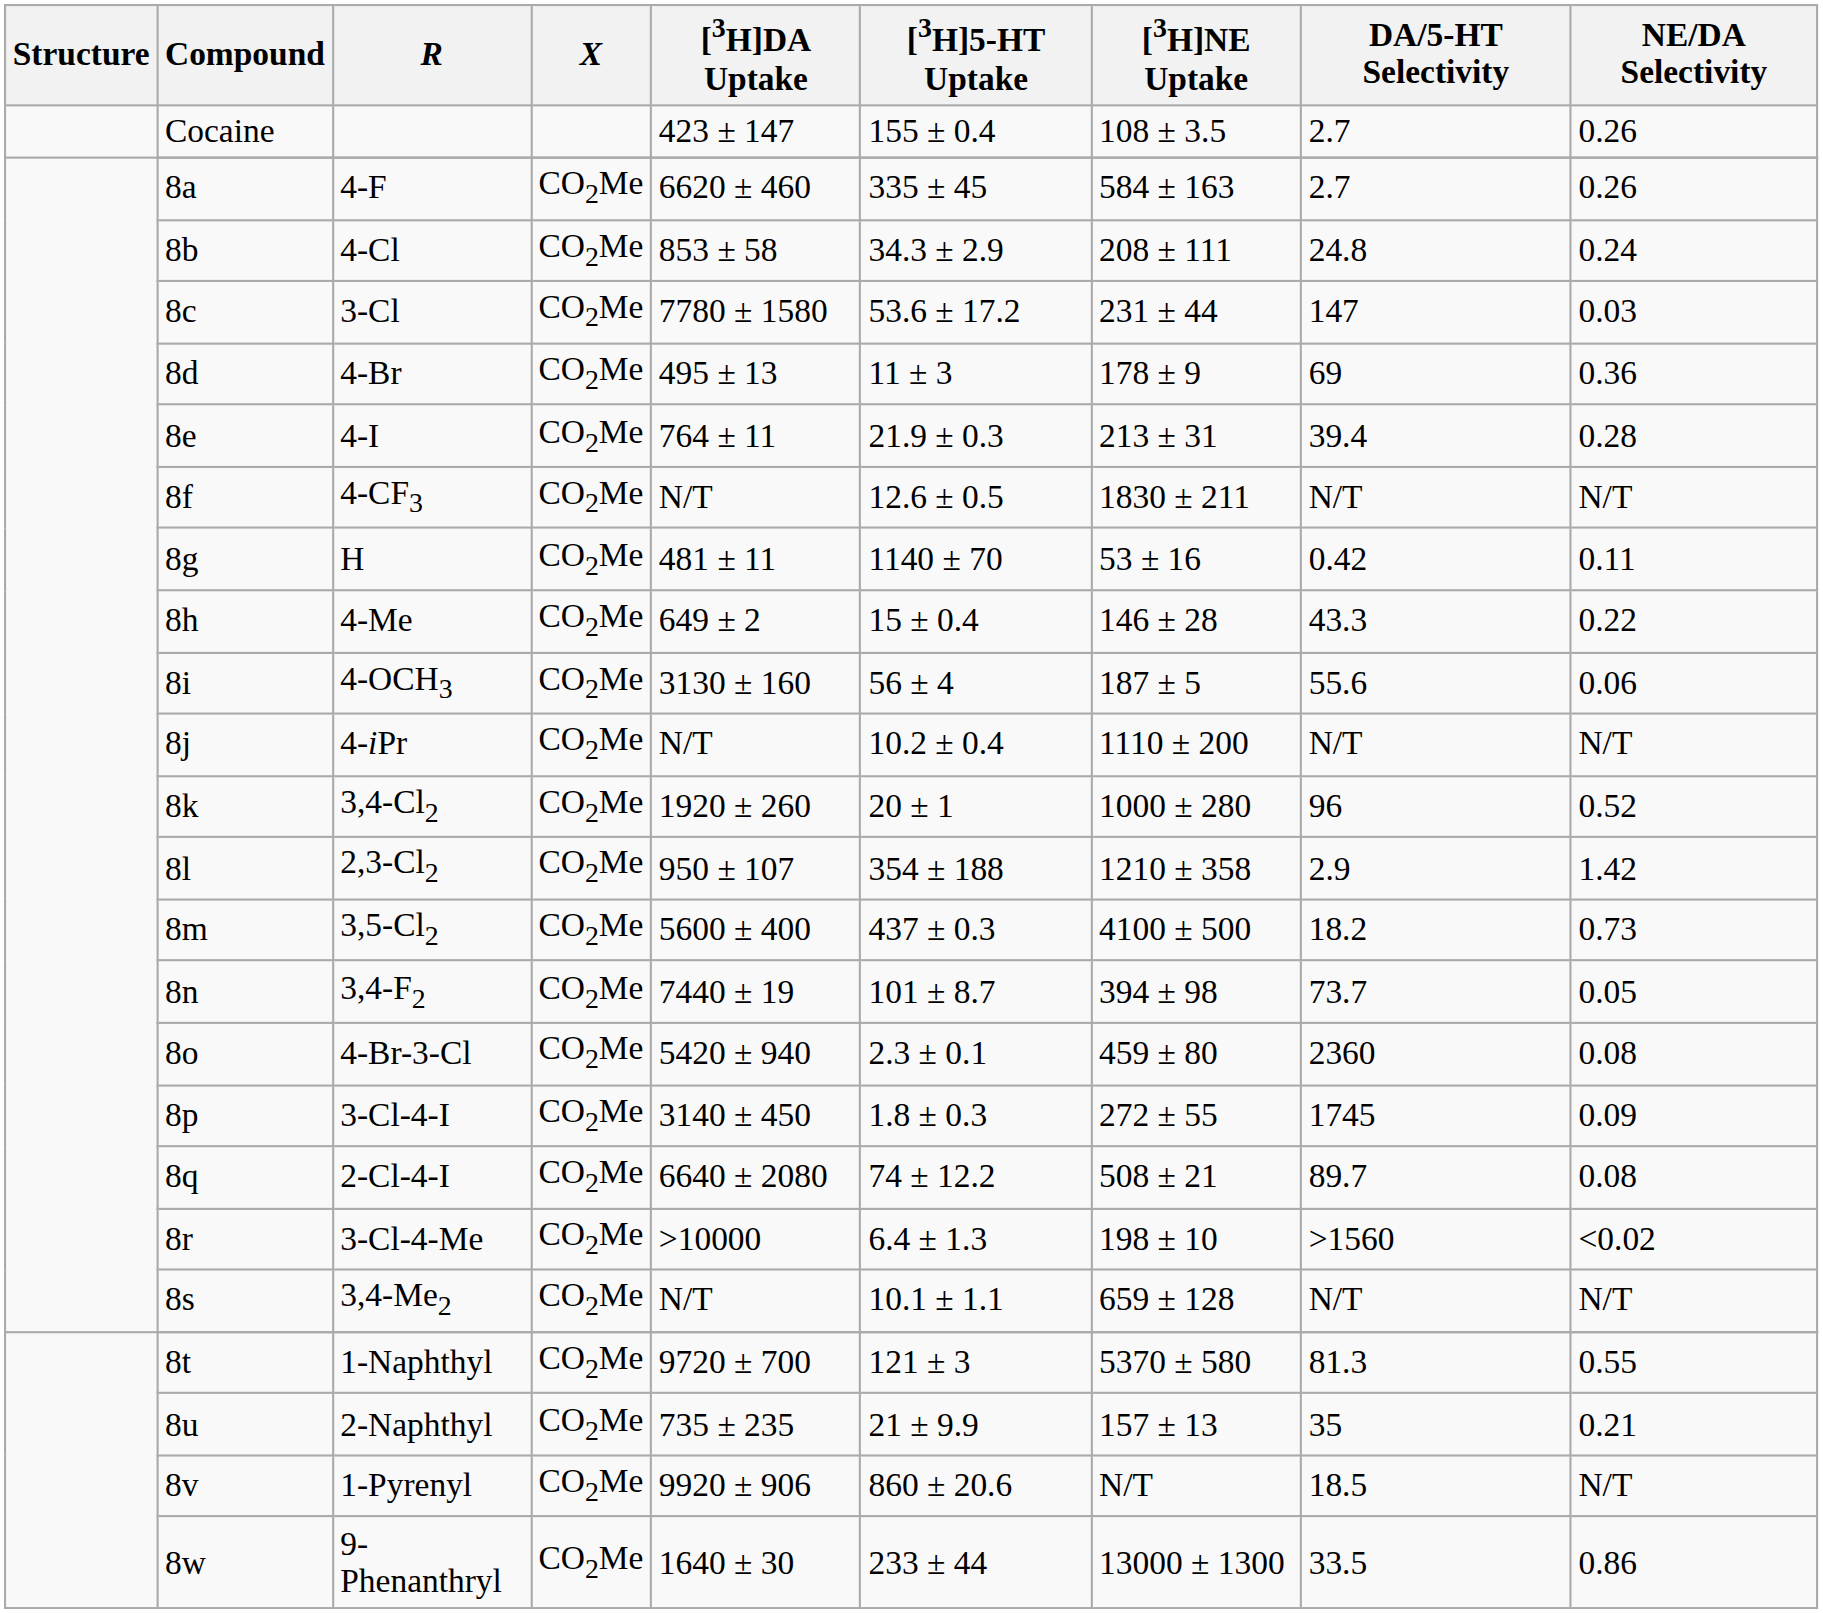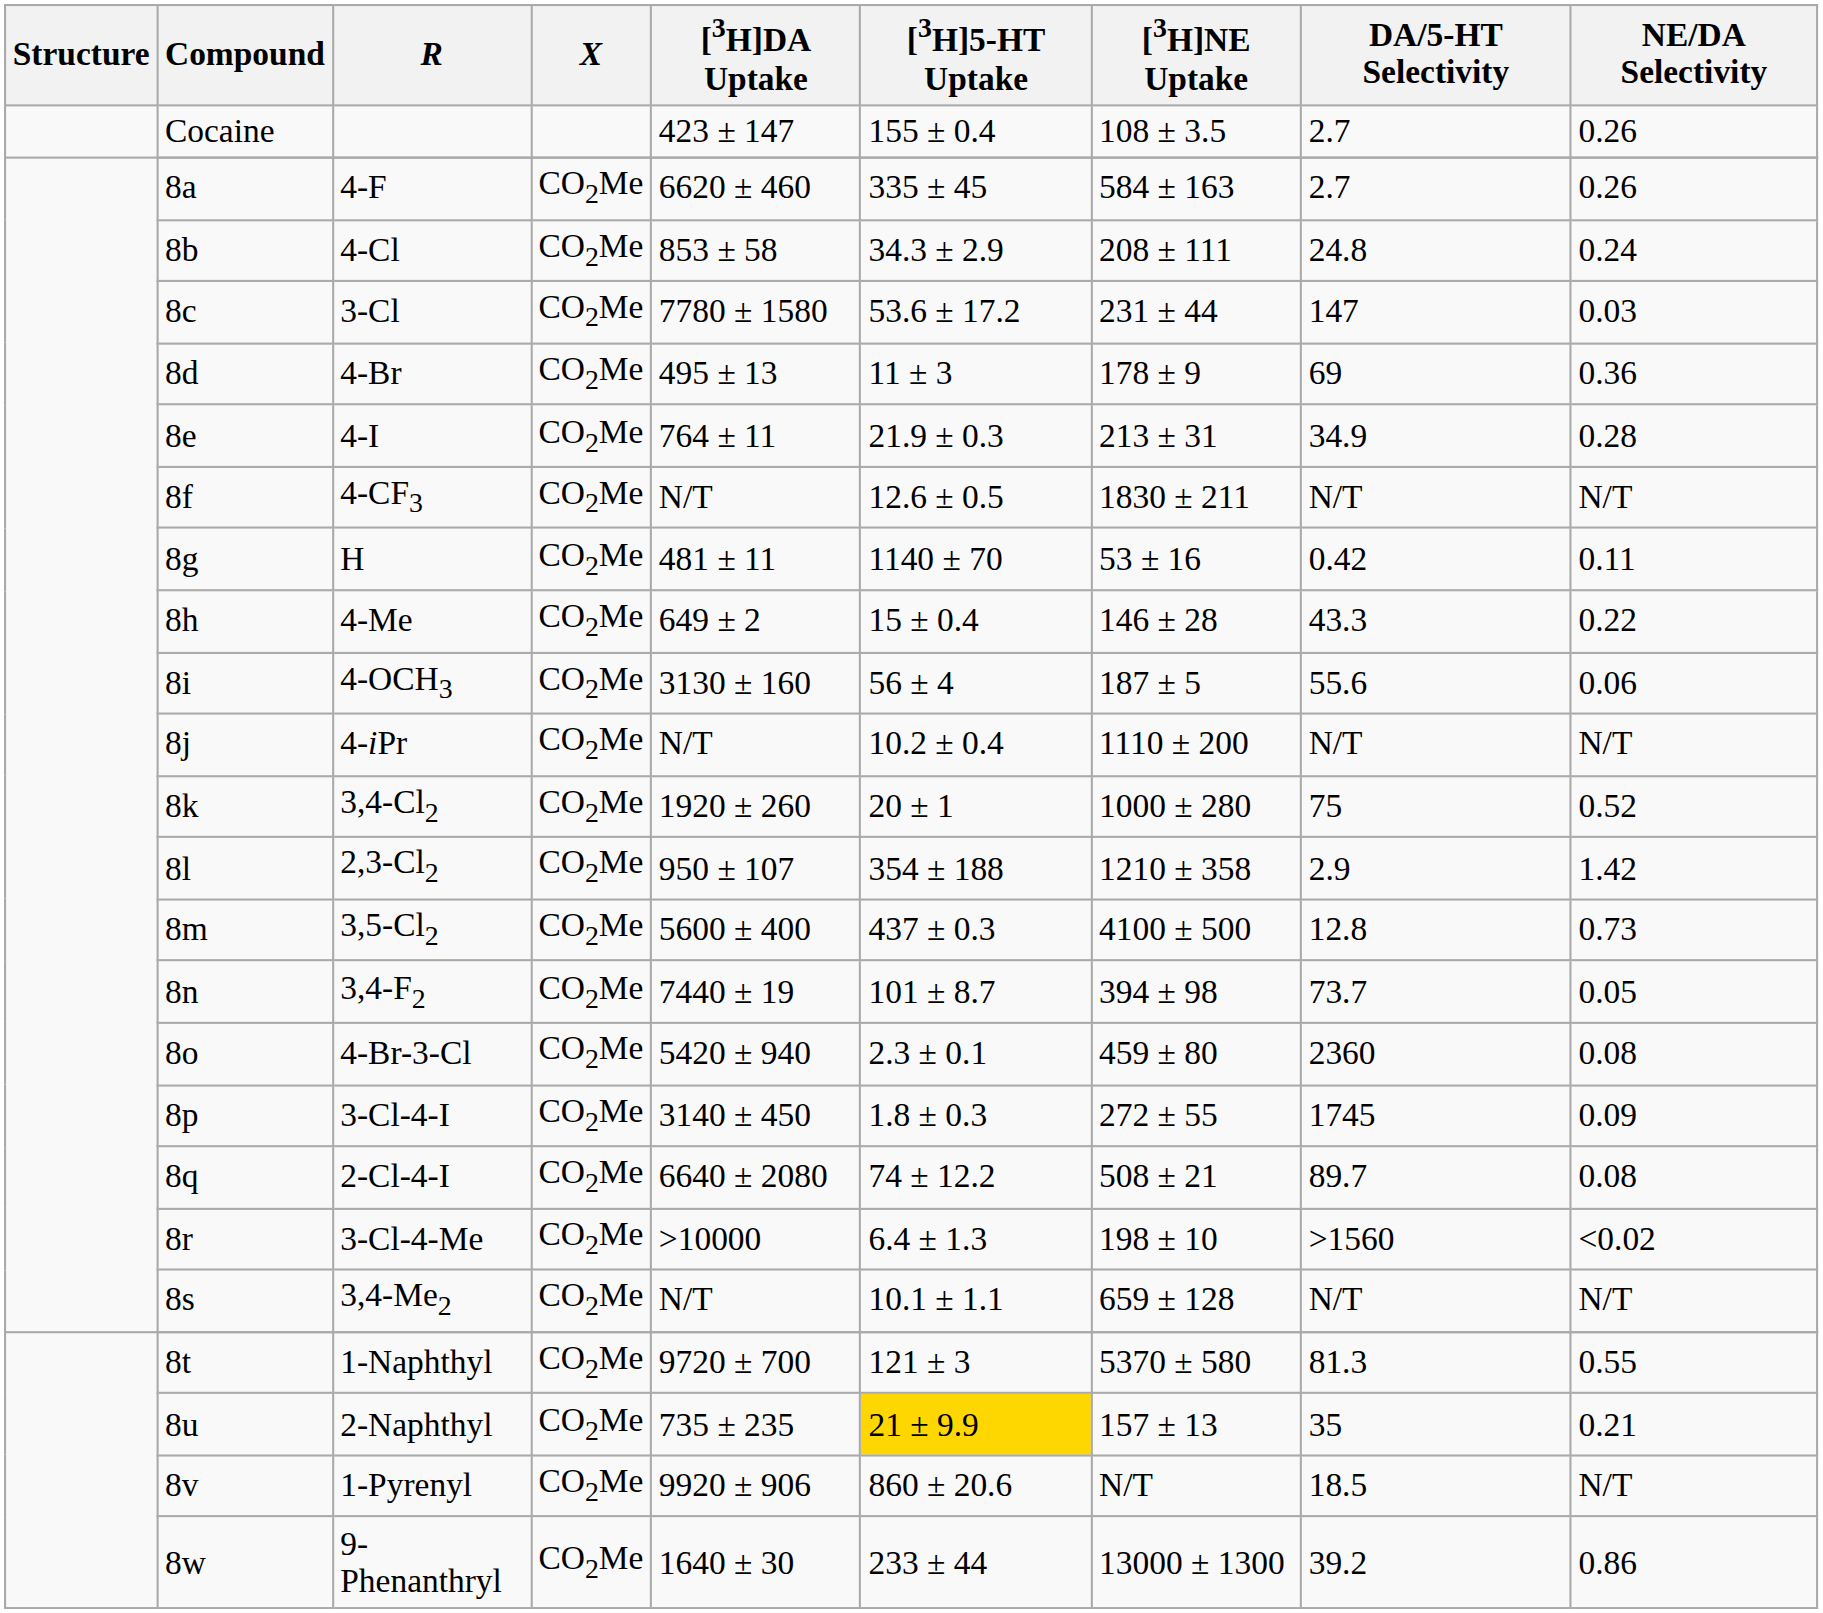(1338, 435) 39.4 -> (1338, 435) 34.9
(1325, 805) 96 -> (1325, 805) 75
(1338, 929) 18.2 -> (1338, 929) 12.8
(924, 1423) no background -> (924, 1423) gold background
(1338, 1561) 33.5 -> (1338, 1561) 39.2
